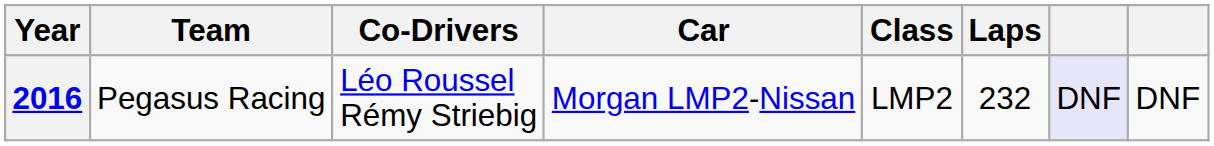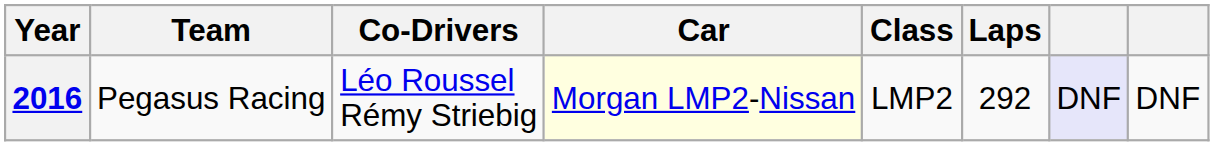(704, 97) no background -> (704, 97) lightyellow background
(1005, 97) 232 -> (1005, 97) 292
